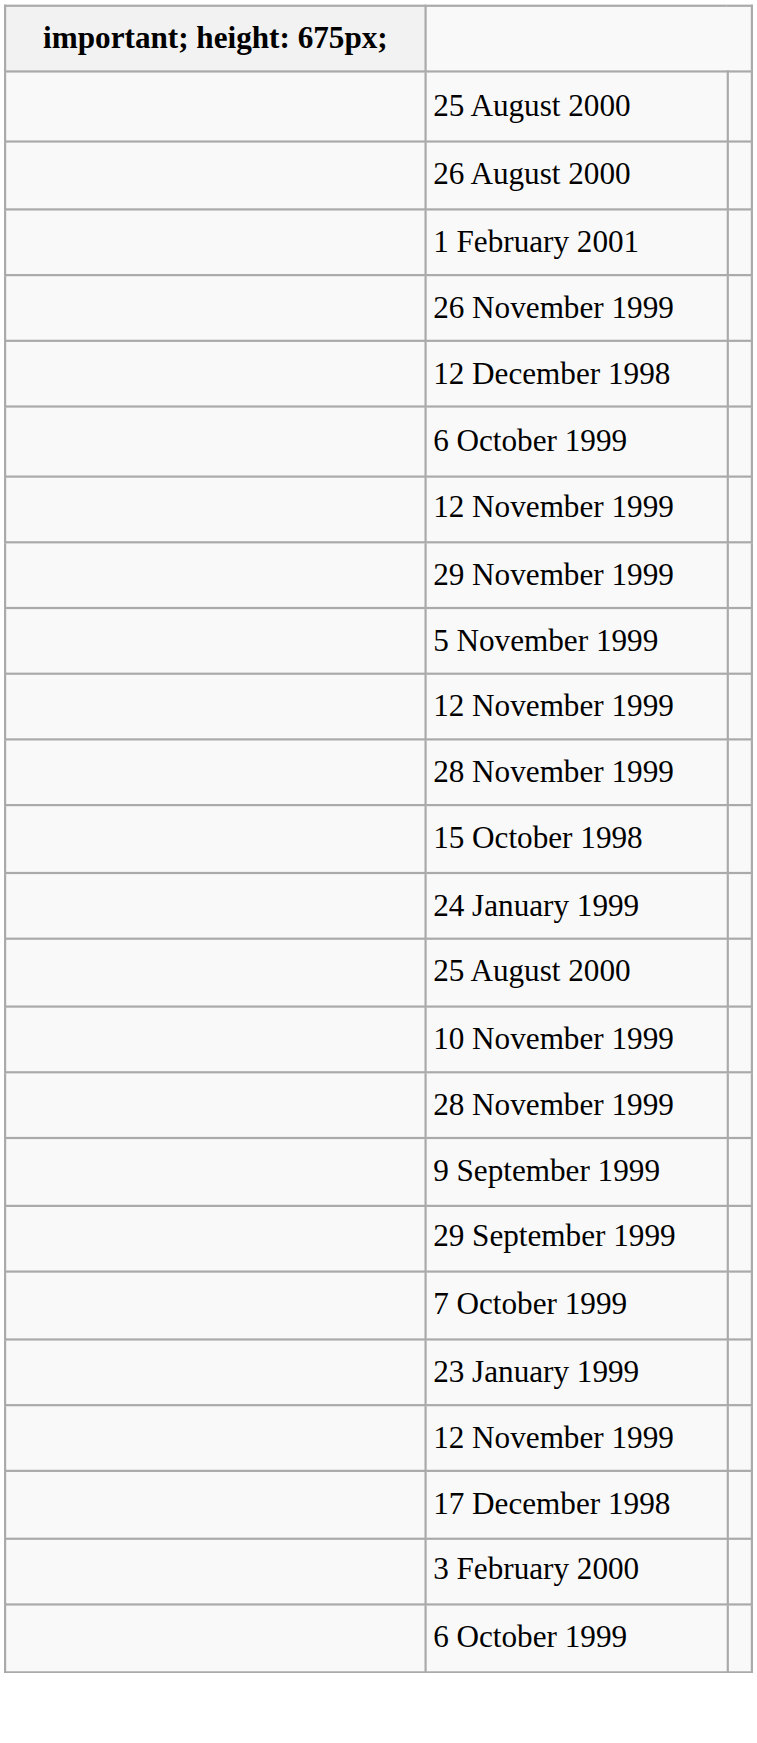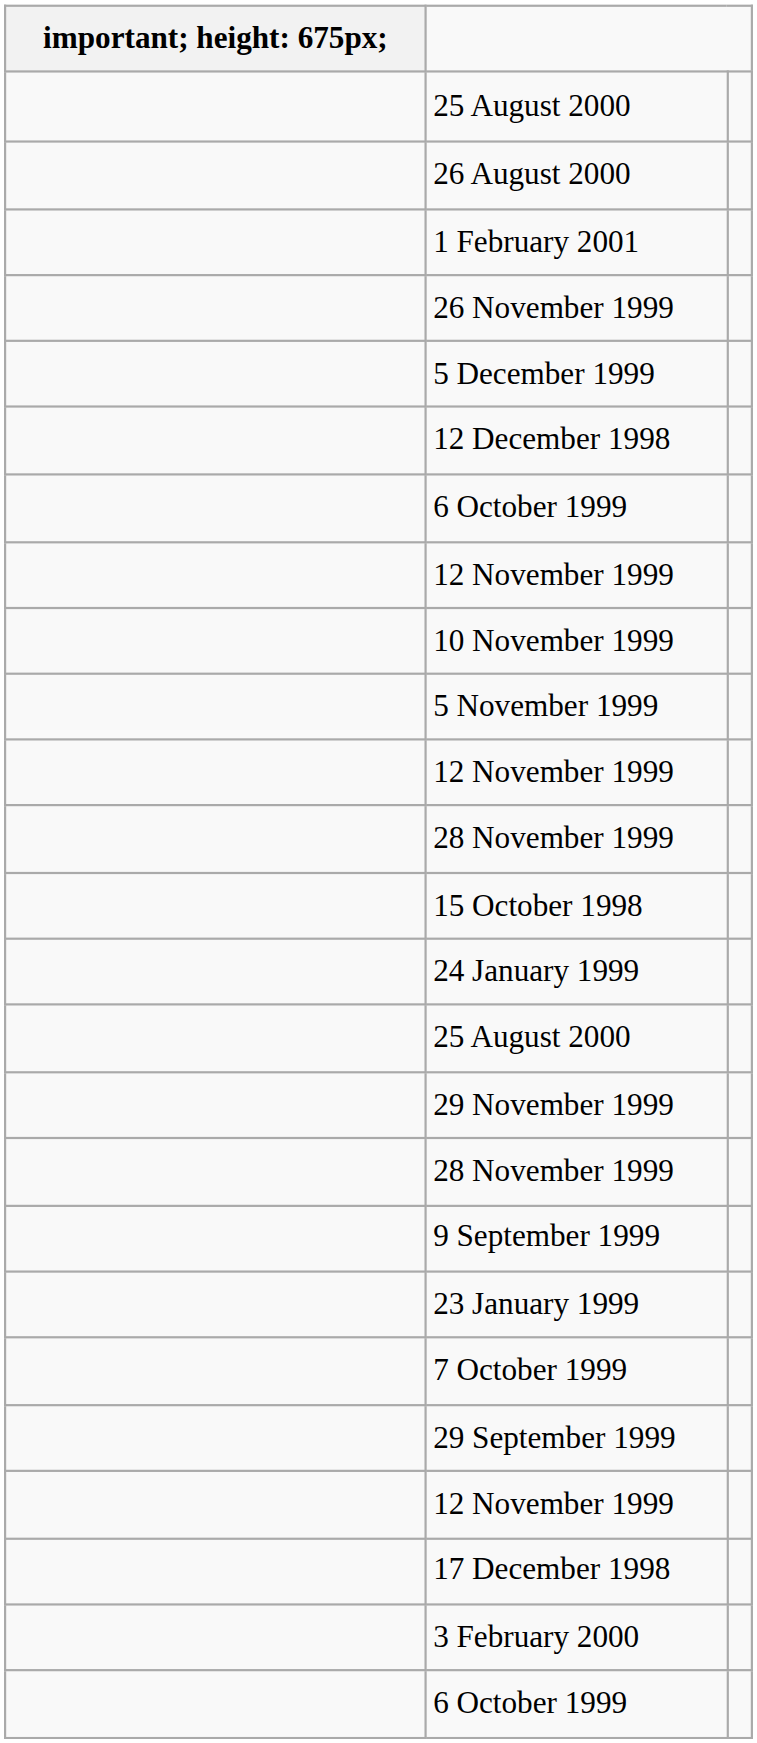+ row: (215, 374)
rows swapped: (215, 575) <-> (215, 1040)
rows swapped: (215, 1238) <-> (215, 1372)
